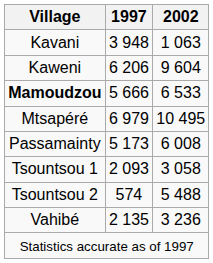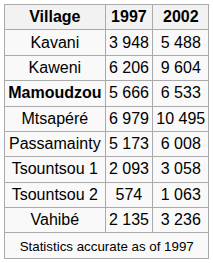(181, 42) 1 063 -> (181, 42) 5 488
(181, 194) 5 488 -> (181, 194) 1 063
